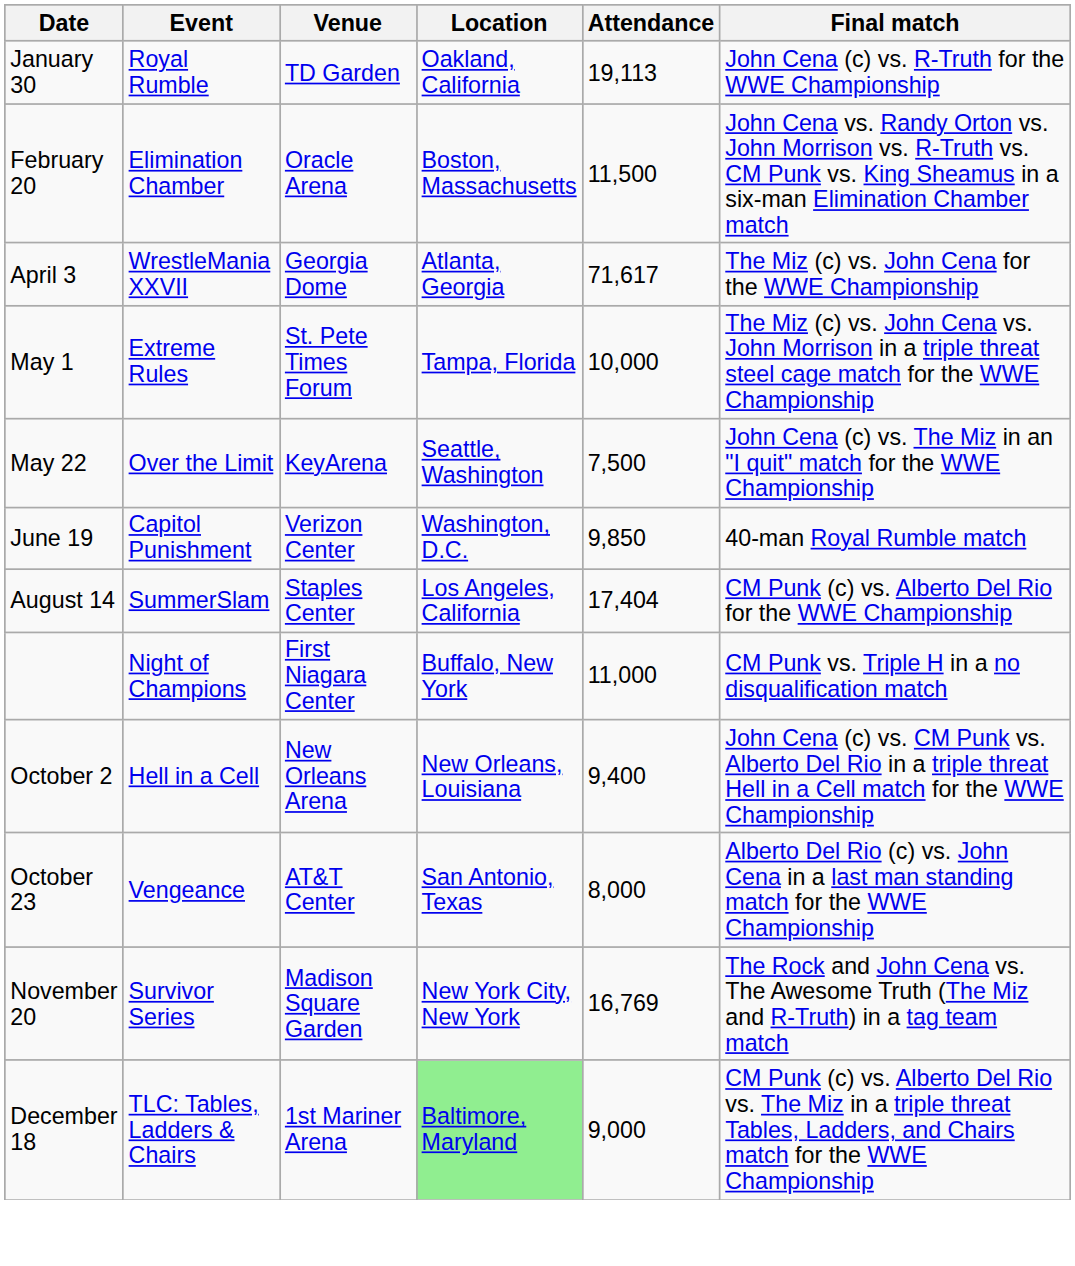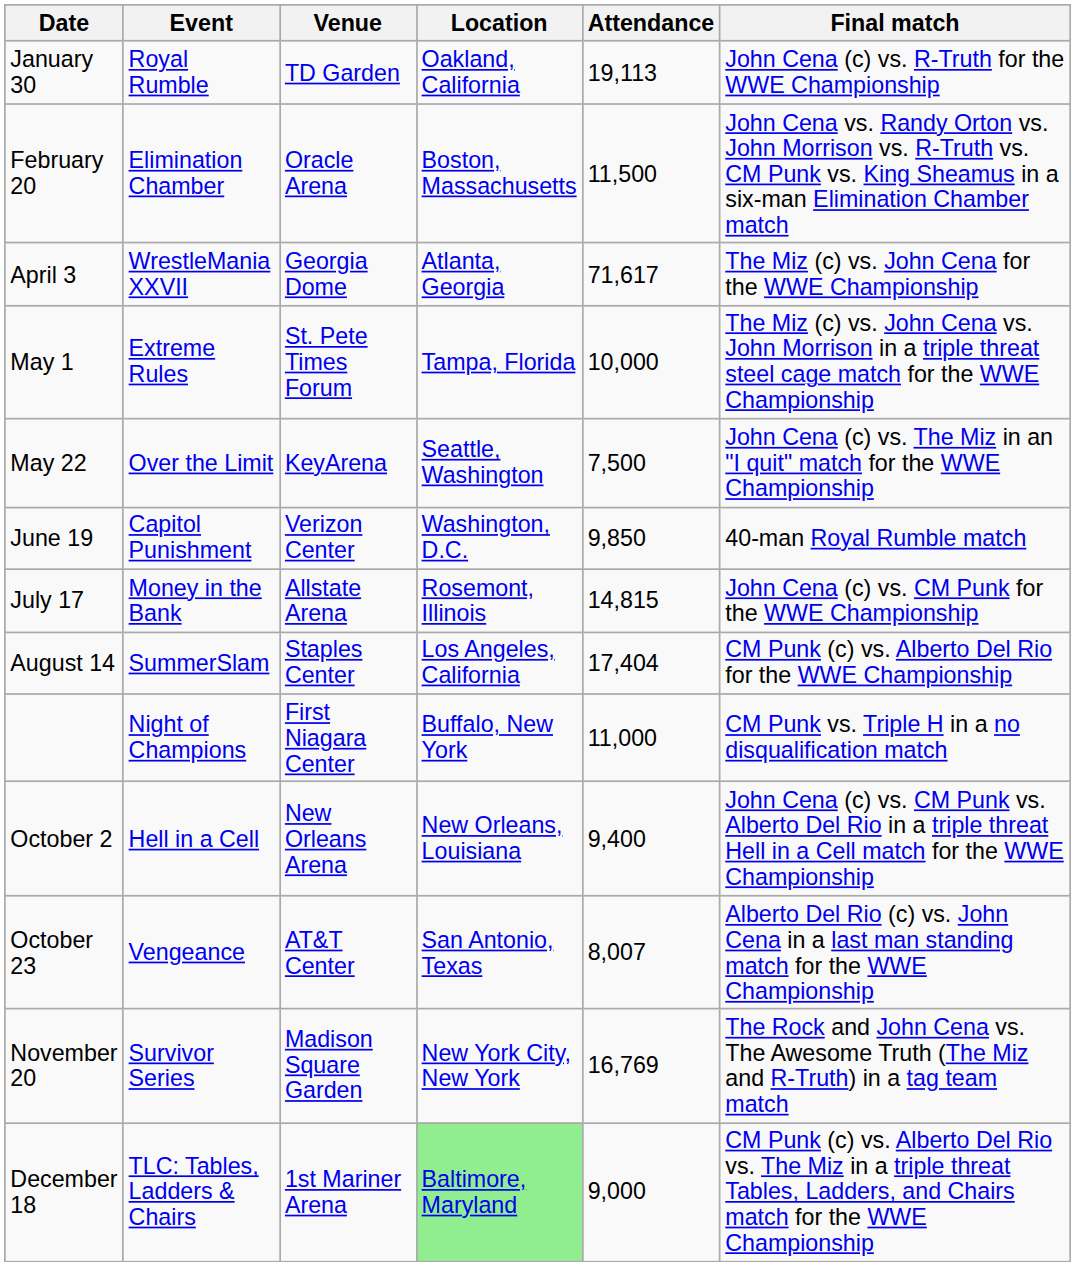+ row: (47, 600)
(617, 890) 8,000 -> (617, 952) 8,007
